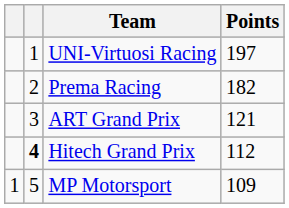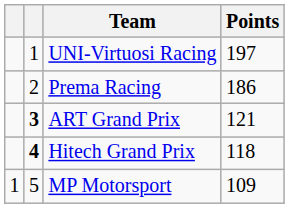(241, 86) 182 -> (241, 86) 186
(34, 119) normal -> (34, 119) bold
(241, 152) 112 -> (241, 152) 118
